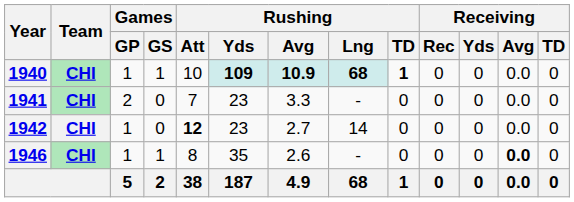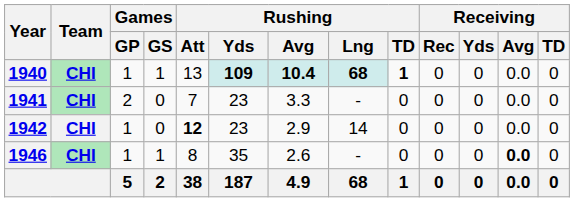(193, 73) 10 -> (193, 73) 13
(298, 73) 10.9 -> (298, 73) 10.4
(298, 127) 2.7 -> (298, 127) 2.9
